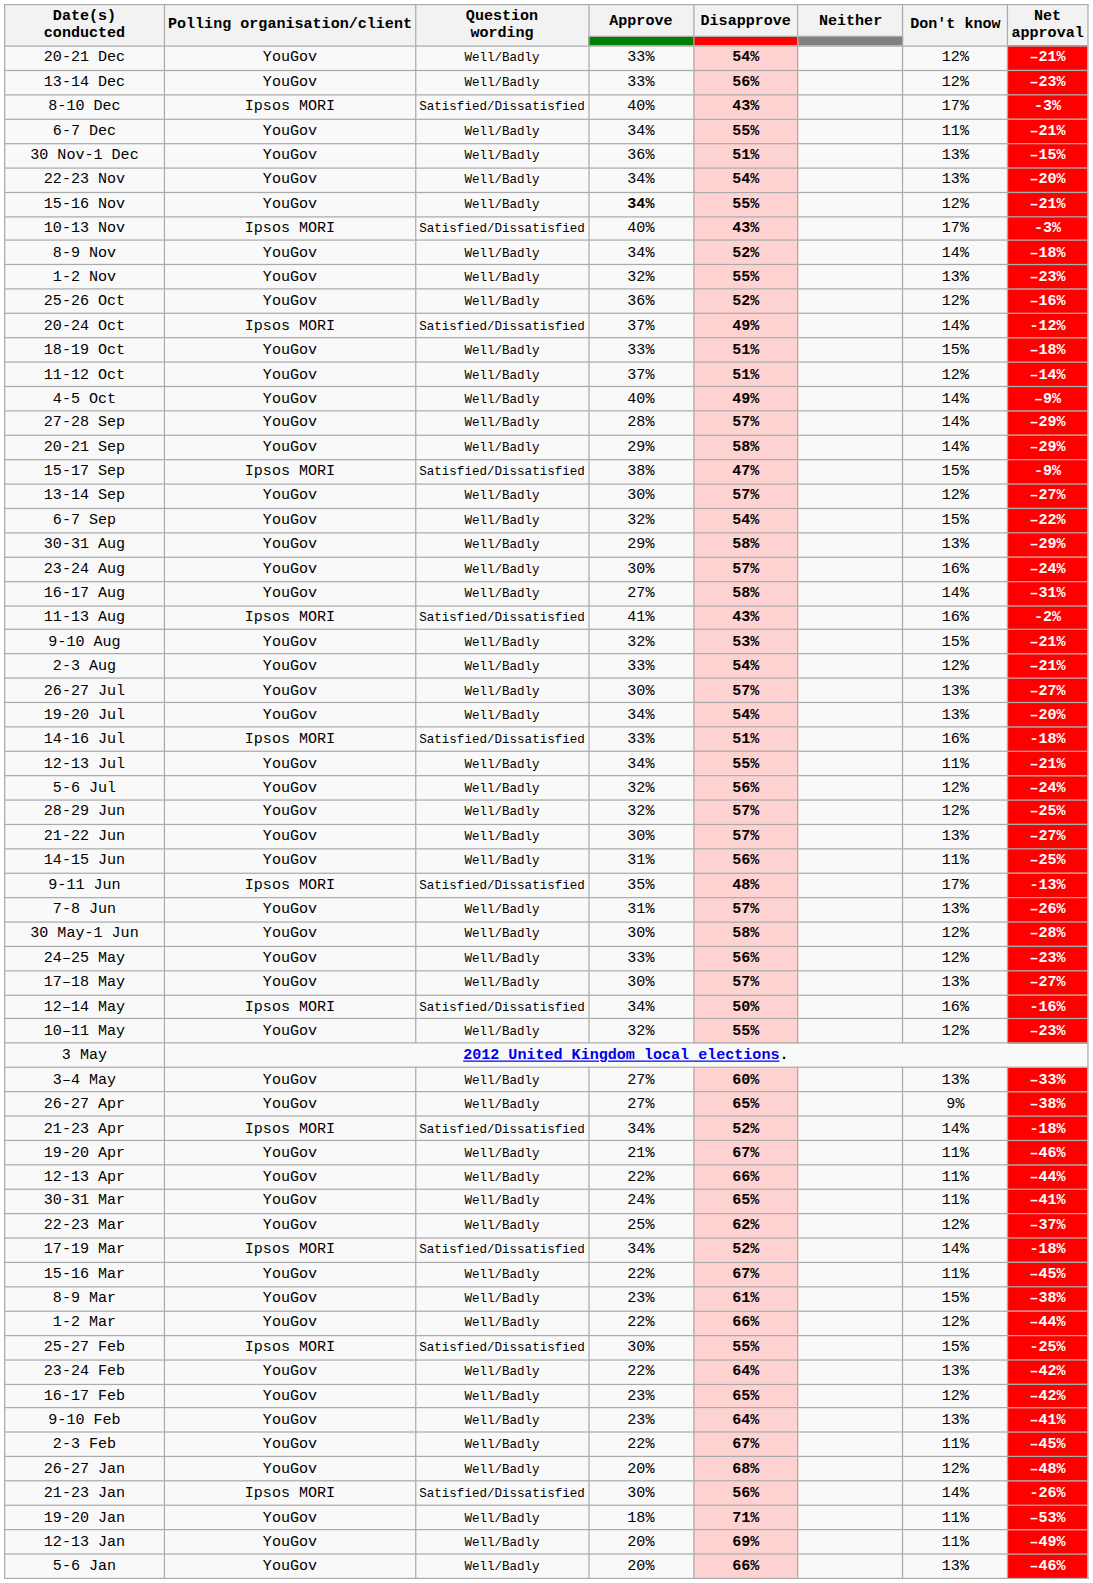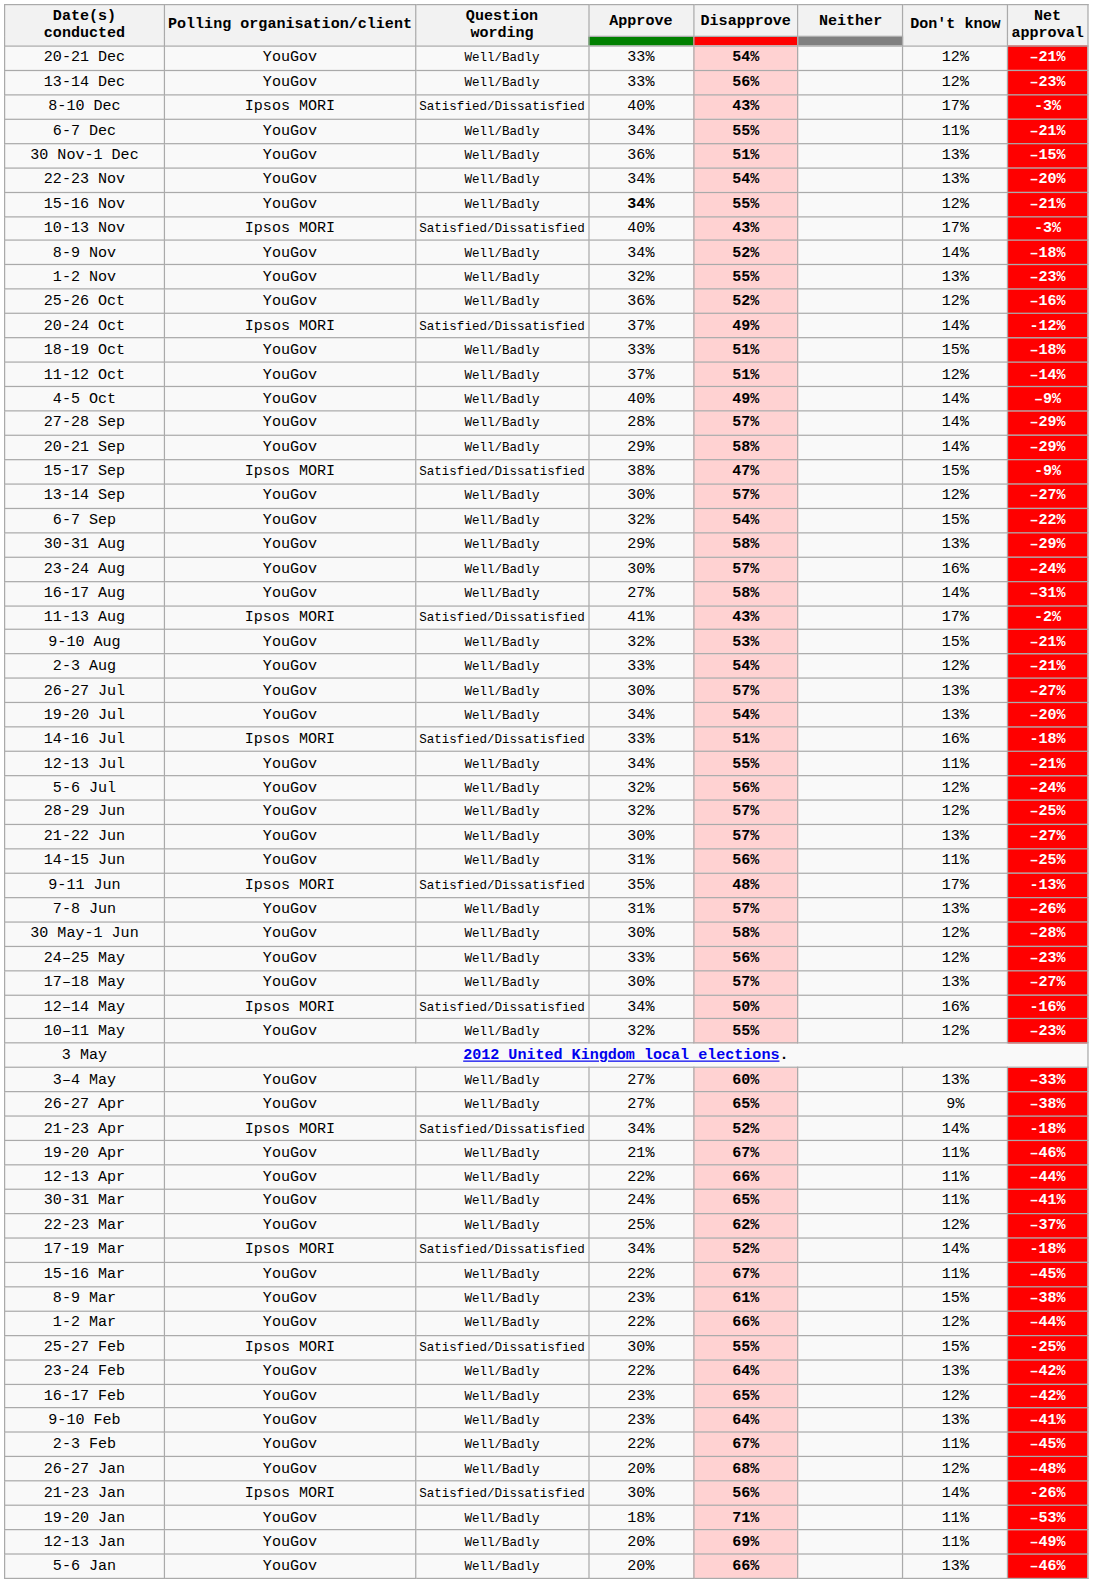(955, 618) 16% -> (955, 618) 17%
